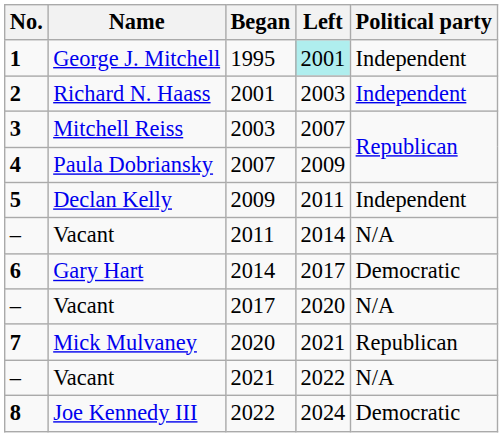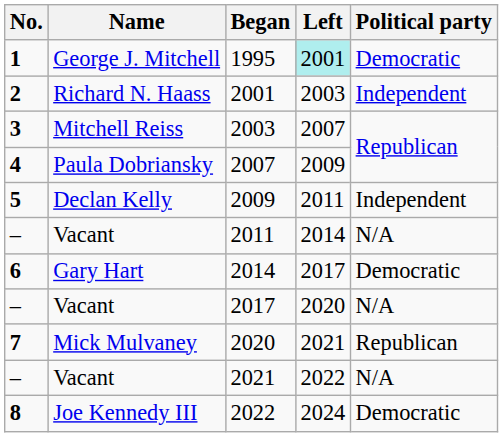(411, 57) Independent -> (408, 57) Democratic
